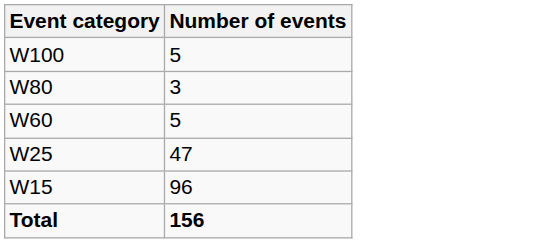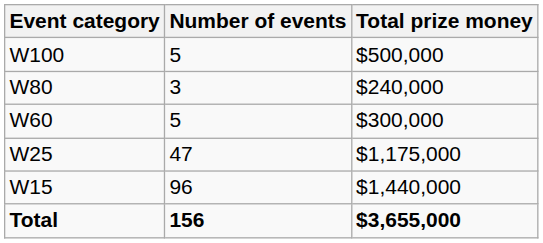+ column: (444, 21)
